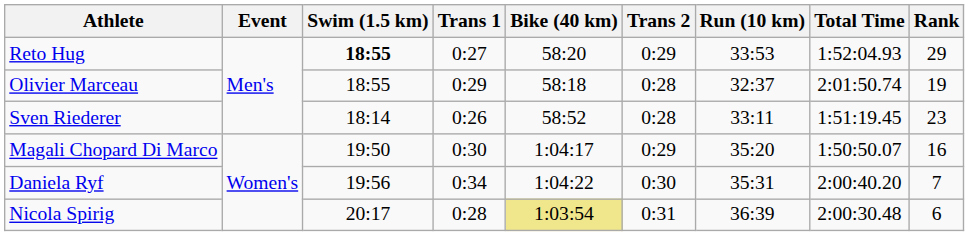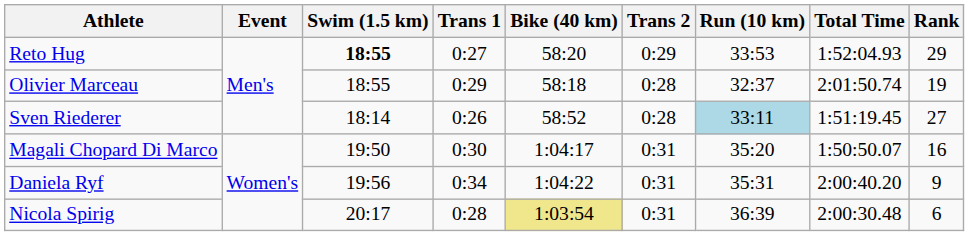(752, 117) no background -> (752, 117) lightblue background
(937, 117) 23 -> (937, 117) 27
(659, 150) 0:29 -> (659, 150) 0:31
(659, 182) 0:30 -> (659, 182) 0:31
(937, 182) 7 -> (937, 182) 9
